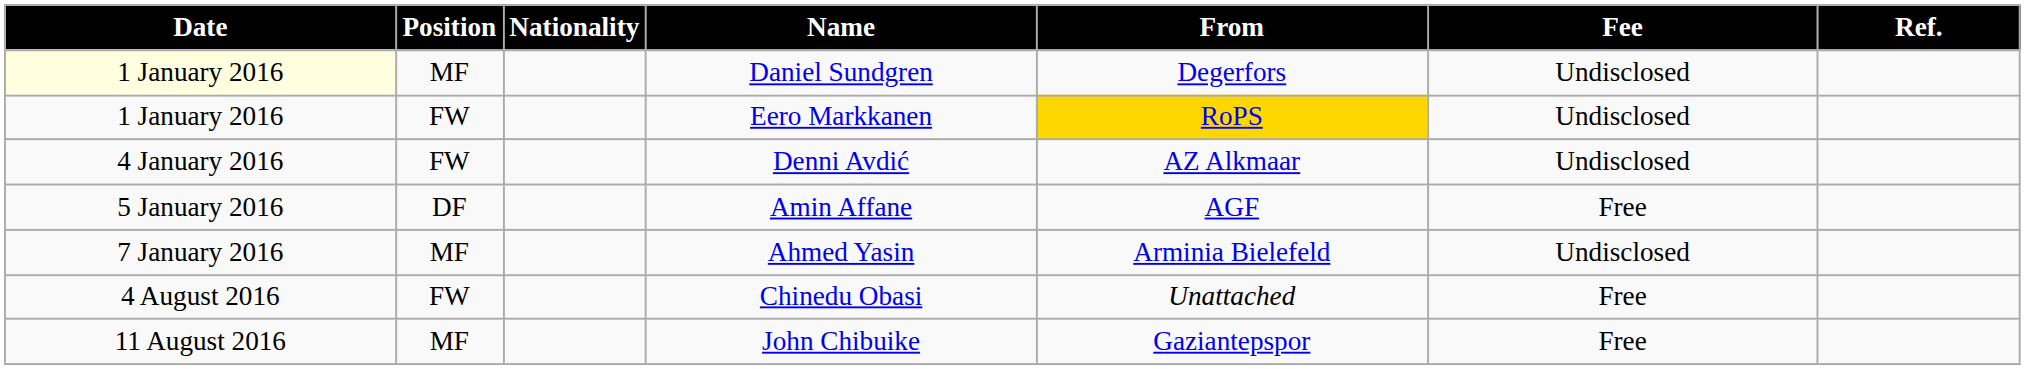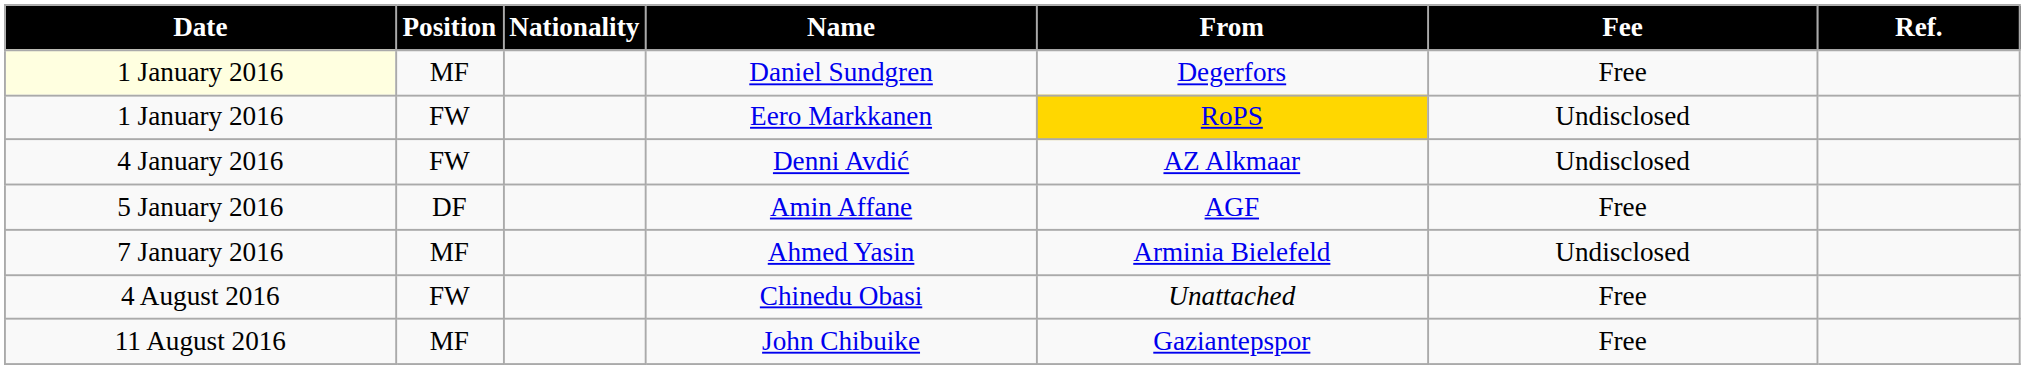(1623, 72) Undisclosed -> (1623, 72) Free
